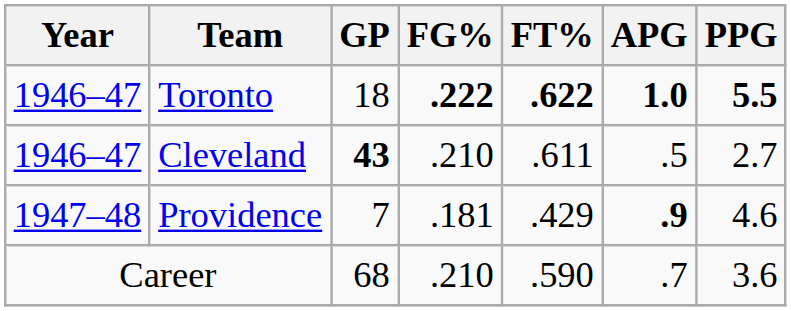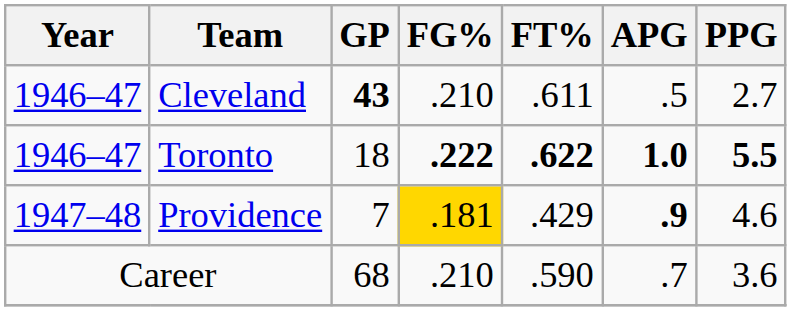rows swapped: (216, 94) <-> (232, 155)
(462, 215) no background -> (462, 215) gold background
